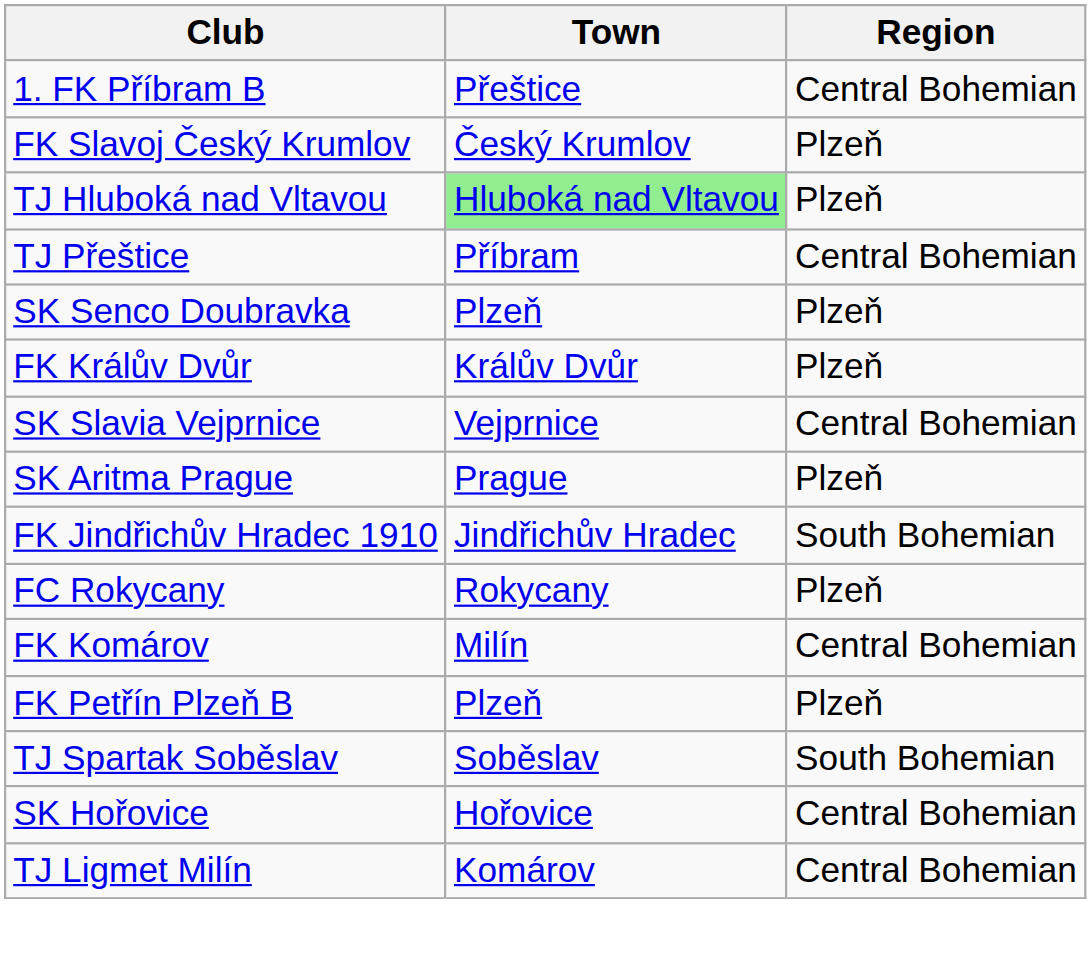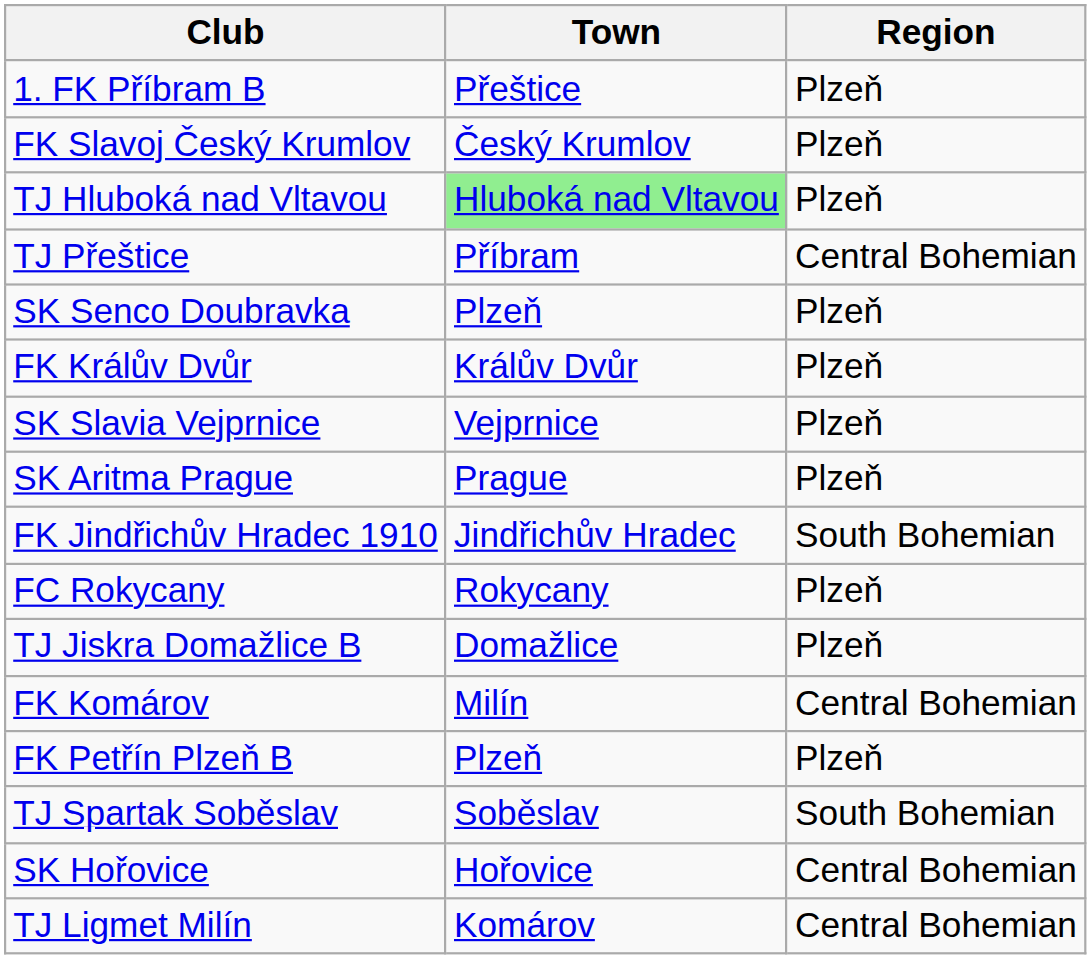(936, 88) Central Bohemian -> (839, 88) Plzeň
(936, 423) Central Bohemian -> (839, 423) Plzeň
+ row: (187, 646)
